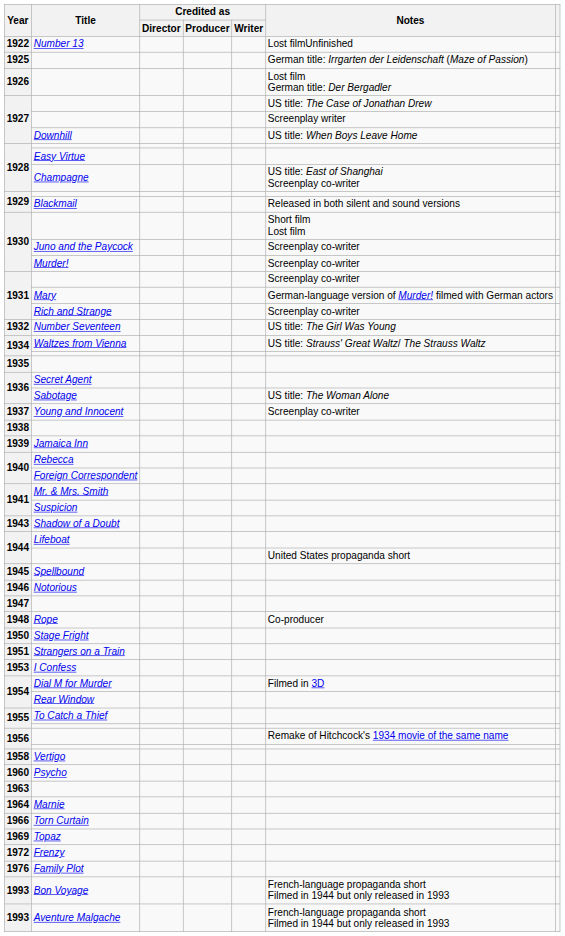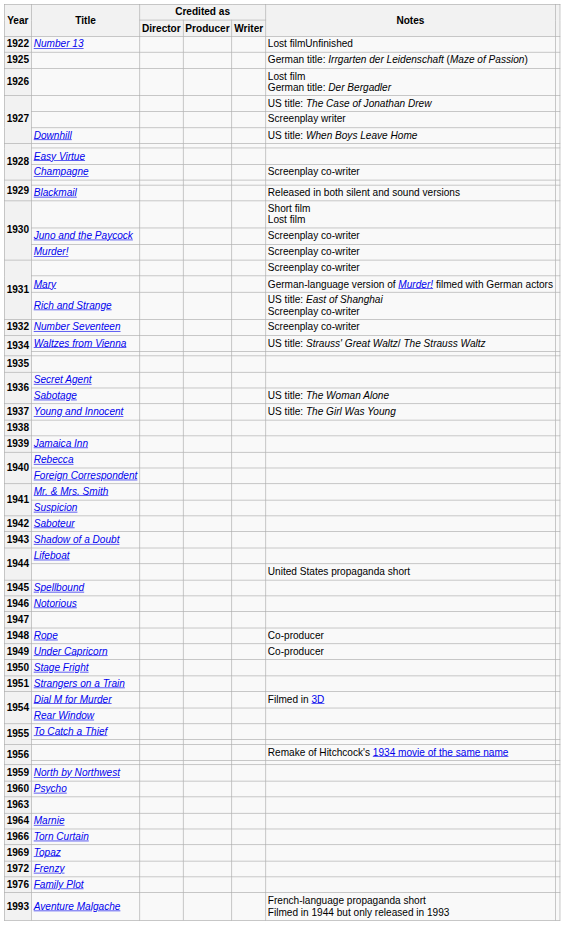(325, 178) US title: East of Shanghai Screenplay co-writer -> (314, 172) Screenplay co-writer
(314, 311) Screenplay co-writer -> (325, 305) US title: East of Shanghai Screenplay co-writer
(332, 327) US title: The Girl Was Young -> (314, 327) Screenplay co-writer
(314, 412) Screenplay co-writer -> (332, 412) US title: The Girl Was Young
+ row: (18, 524)
+ row: (18, 651)
- row: (18, 667)
- row: (18, 757)
+ row: (18, 773)
- row: (18, 890)
